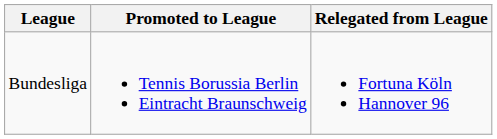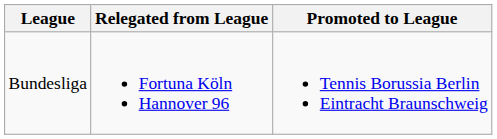columns swapped: (201, 18) <-> (401, 18)
